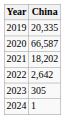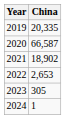(45, 59) 18,202 -> (45, 59) 18,902
(42, 75) 2,642 -> (42, 75) 2,653
